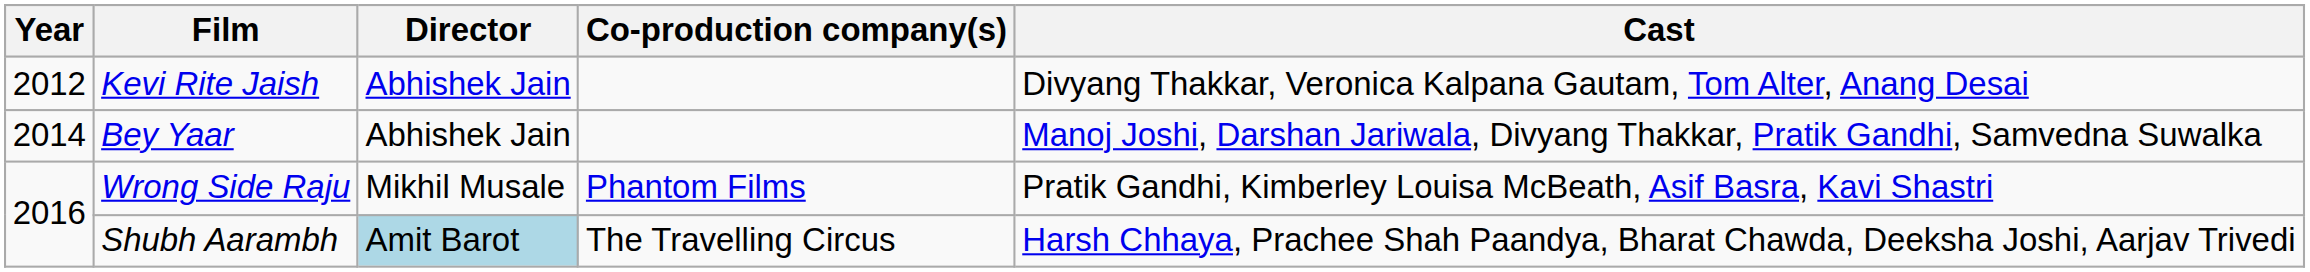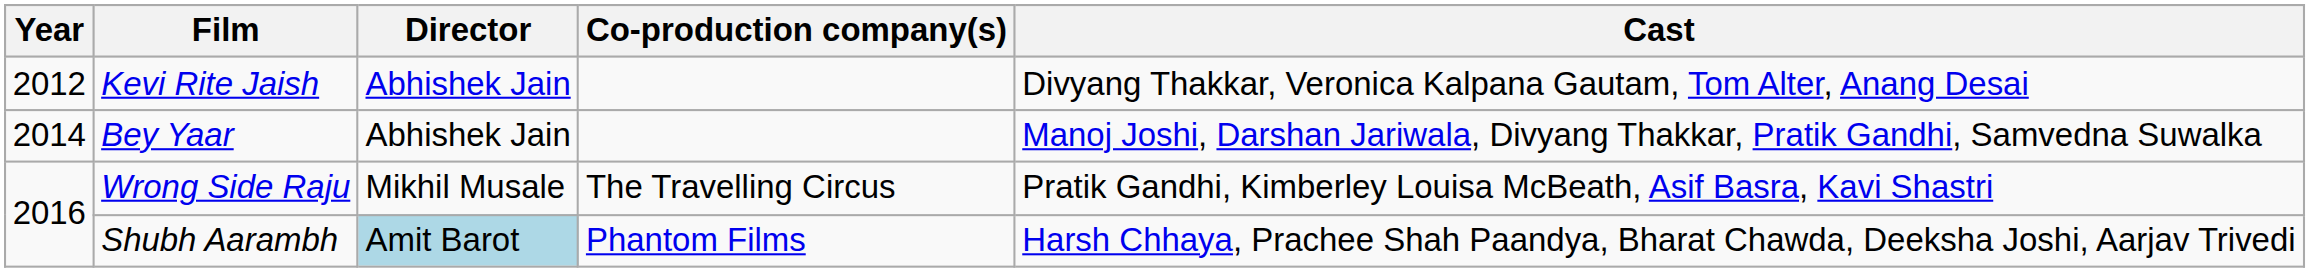(696, 187) Phantom Films -> (741, 187) The Travelling Circus
(741, 239) The Travelling Circus -> (696, 239) Phantom Films
